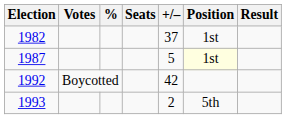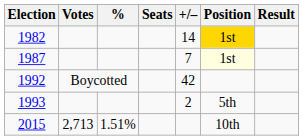(171, 37) 37 -> (188, 37) 14
(211, 37) no background -> (227, 37) gold background
(171, 59) 5 -> (188, 59) 7
+ row: (32, 124)
